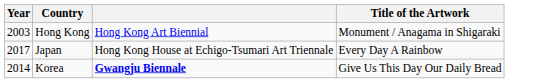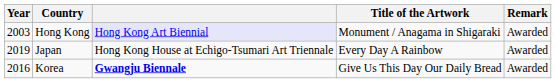+ column: (527, 13)
(152, 31) no background -> (152, 31) lavender background
(19, 50) 2017 -> (19, 50) 2019
(19, 68) 2014 -> (19, 68) 2016
